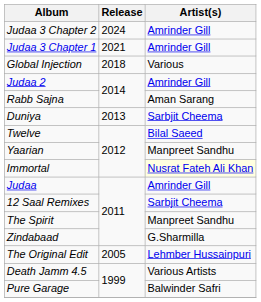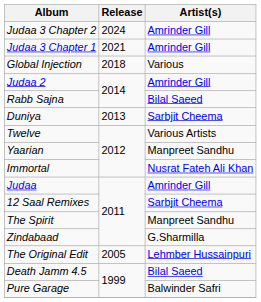(181, 99) Aman Sarang -> (175, 99) Bilal Saeed
(175, 133) Bilal Saeed -> (182, 133) Various Artists
(200, 168) lightyellow background -> (200, 168) no background
(182, 271) Various Artists -> (175, 271) Bilal Saeed
